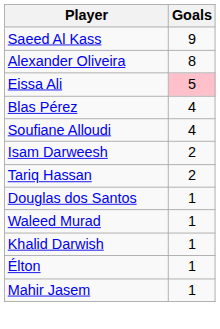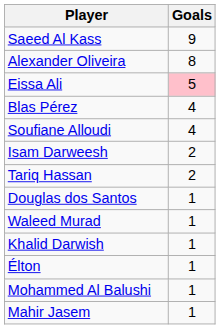+ row: (79, 289)
